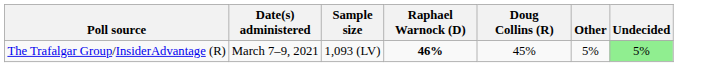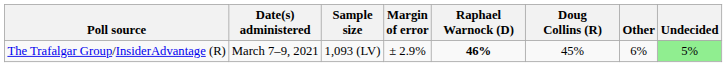+ column: (407, 22)
(590, 51) 5% -> (639, 51) 6%
